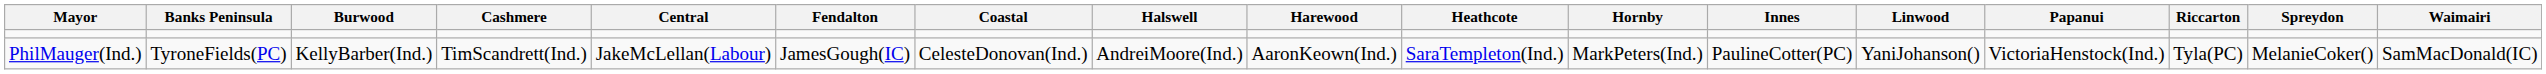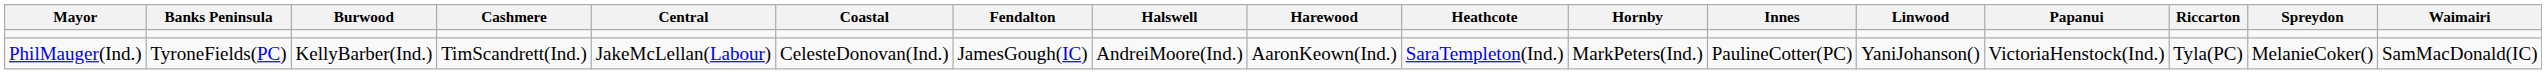columns swapped: (1003, 17) <-> (845, 17)
